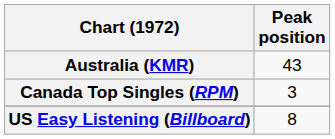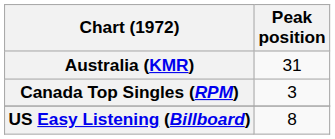(292, 65) 43 -> (292, 65) 31
